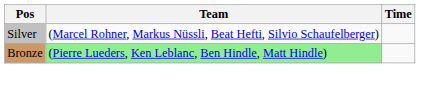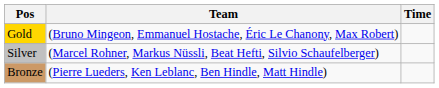+ row: (20, 33)
(188, 53) lightgreen background -> (188, 72) no background
